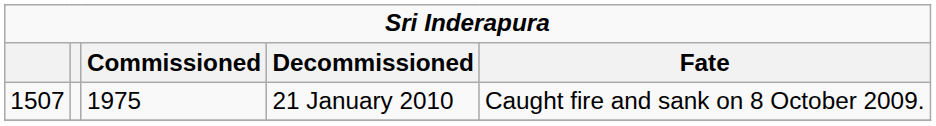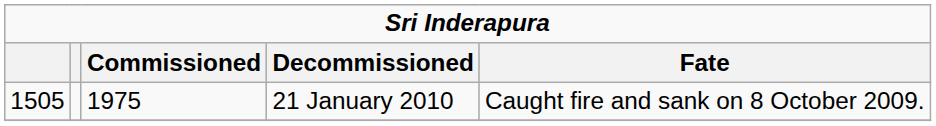(37, 100) 1507 -> (37, 100) 1505
